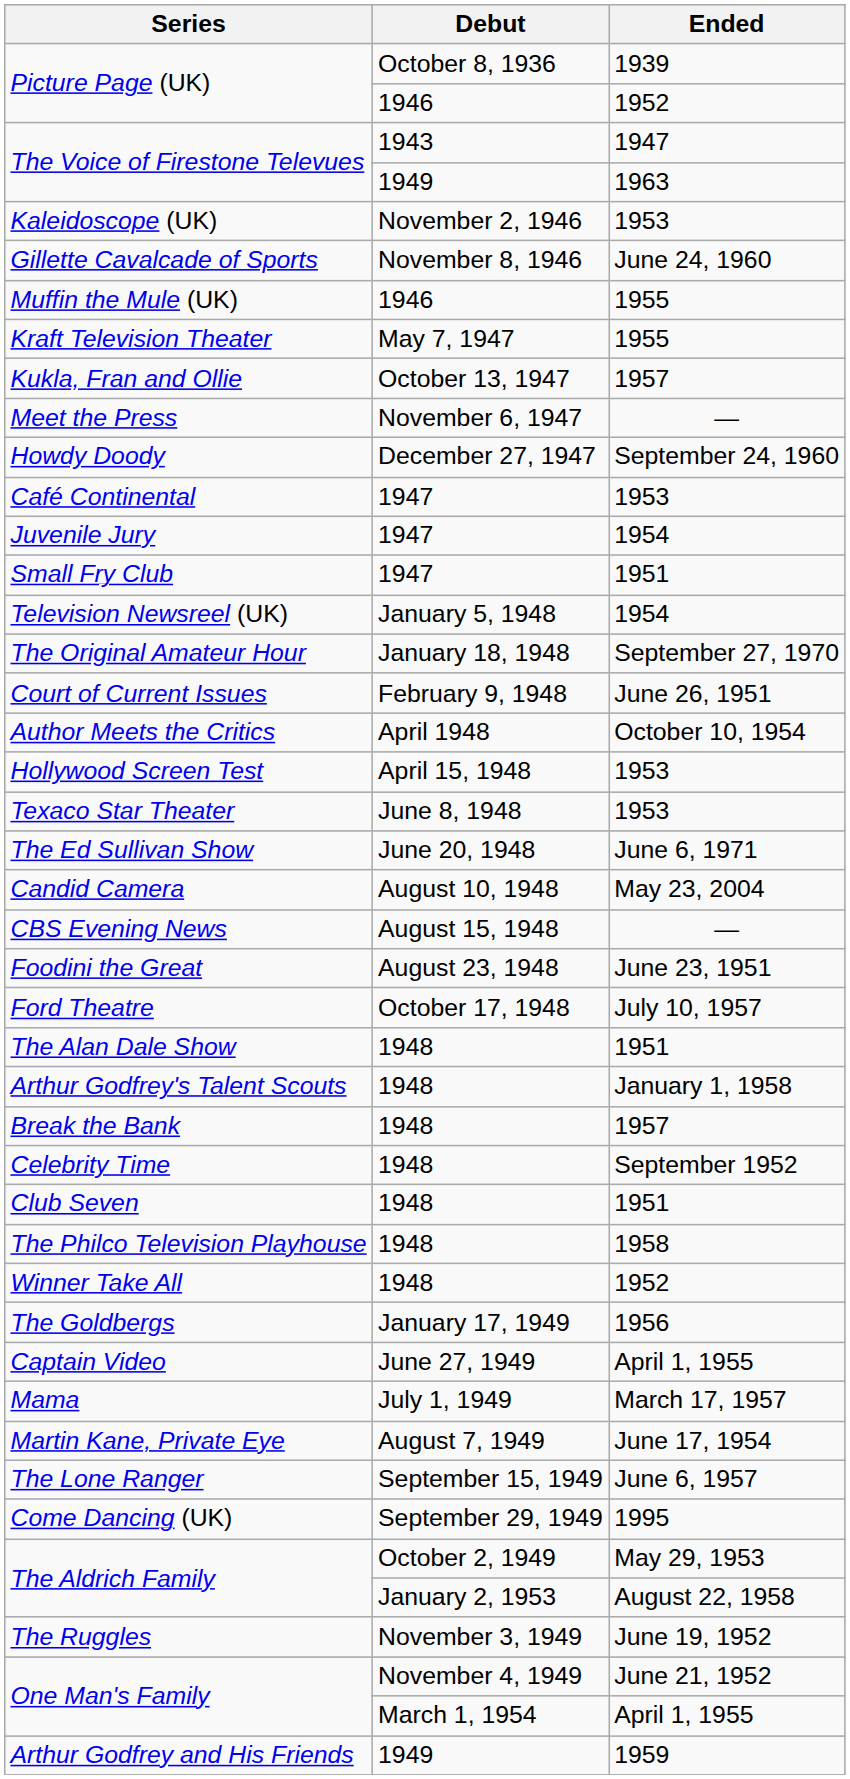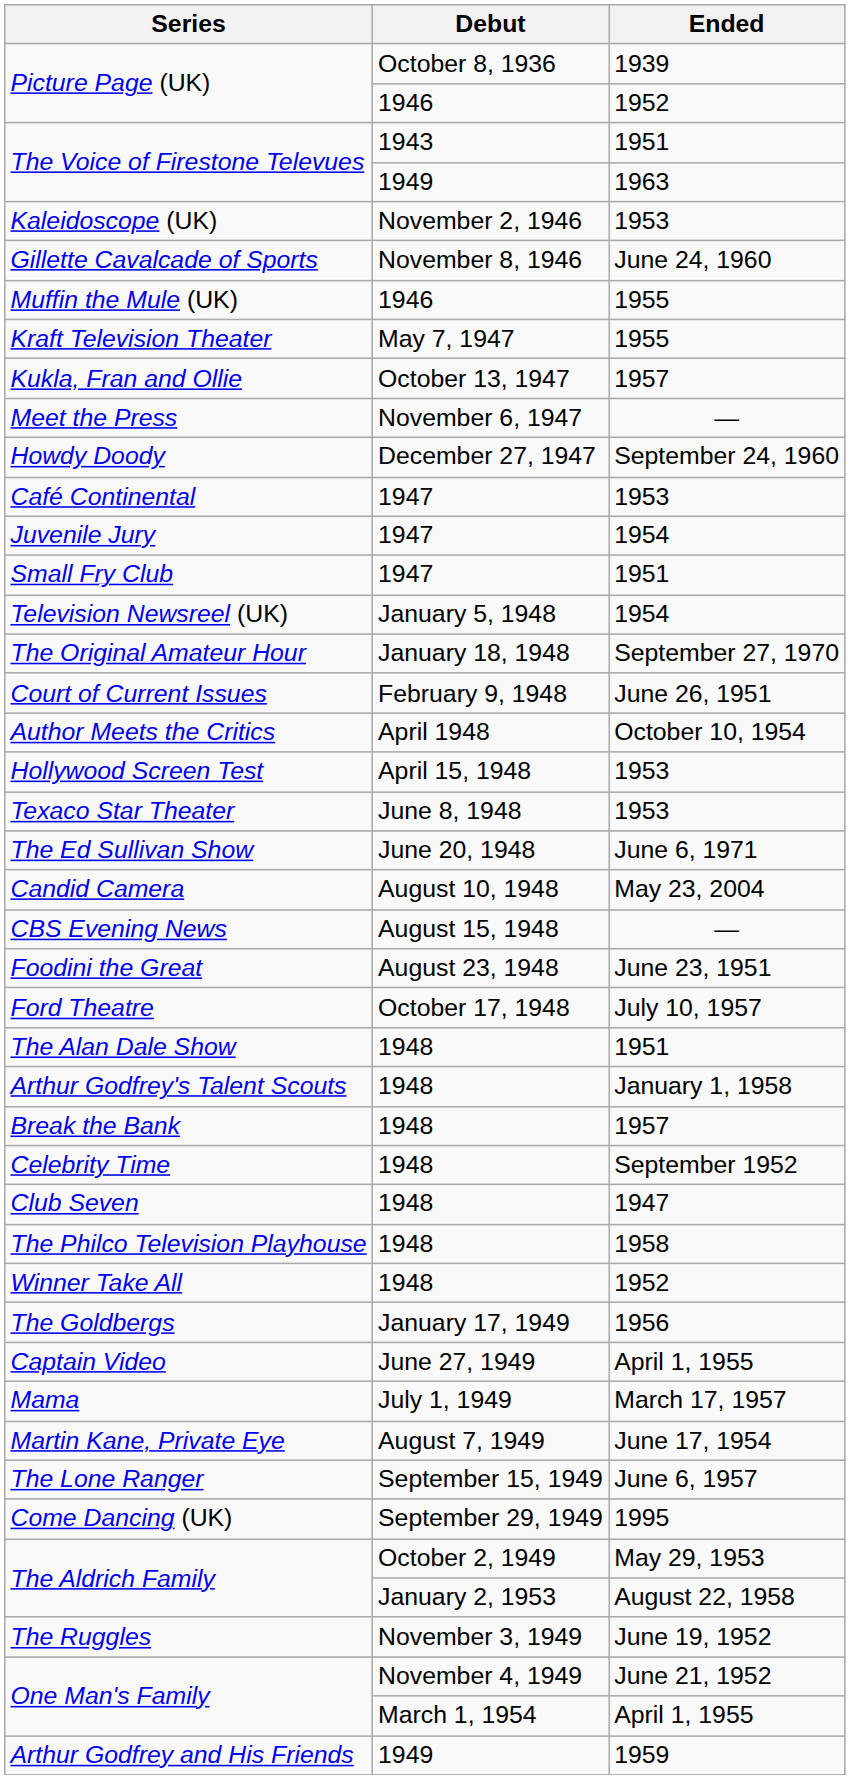(642, 142) 1947 -> (642, 142) 1951
(642, 1204) 1951 -> (642, 1204) 1947
